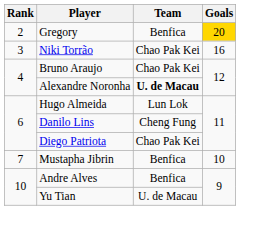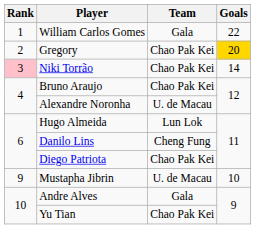+ row: (92, 31)
(168, 31) Benfica -> (182, 50) Chao Pak Kei
(20, 50) no background -> (20, 68) pink background
(219, 50) 16 -> (234, 68) 14
(168, 86) bold -> (182, 104) normal
(20, 159) 7 -> (20, 178) 9
(168, 159) Benfica -> (182, 178) U. de Macau
(168, 178) Benfica -> (182, 196) Gala
(168, 196) U. de Macau -> (182, 214) Chao Pak Kei
